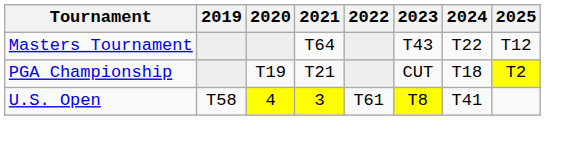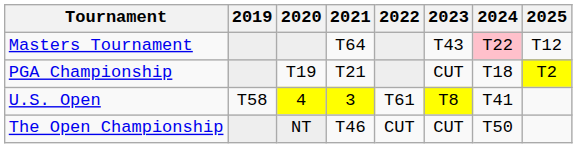(467, 46) no background -> (498, 46) pink background
+ row: (116, 129)
